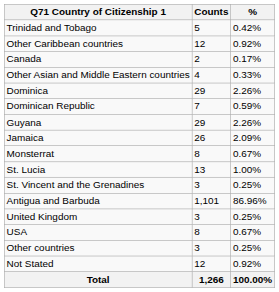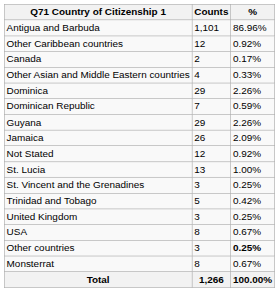rows swapped: (53, 201) <-> (52, 28)
rows swapped: (30, 153) <-> (30, 264)
(247, 248) normal -> (247, 248) bold
